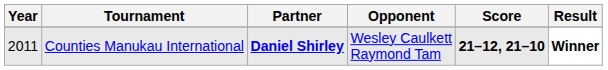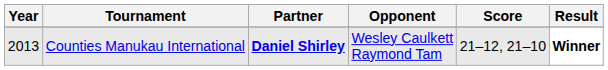(23, 46) 2011 -> (23, 46) 2013
(502, 46) bold -> (503, 46) normal
